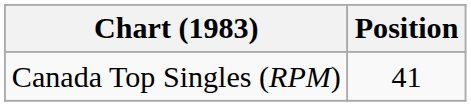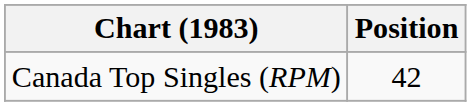(407, 76) 41 -> (407, 76) 42
